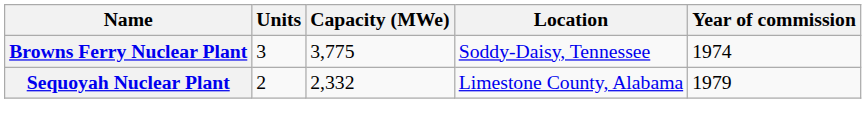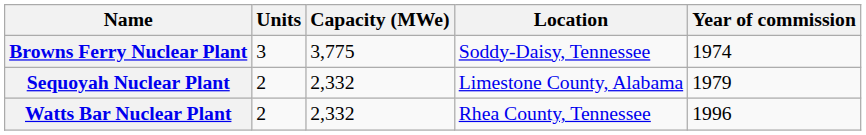+ row: (128, 113)
